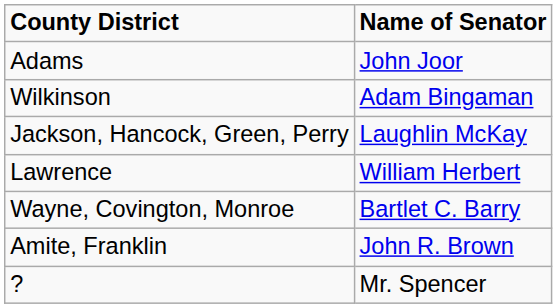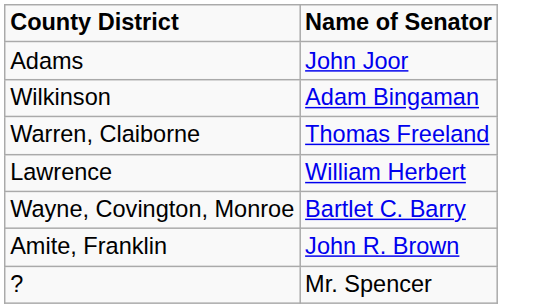+ row: (105, 135)
- row: (179, 135)
